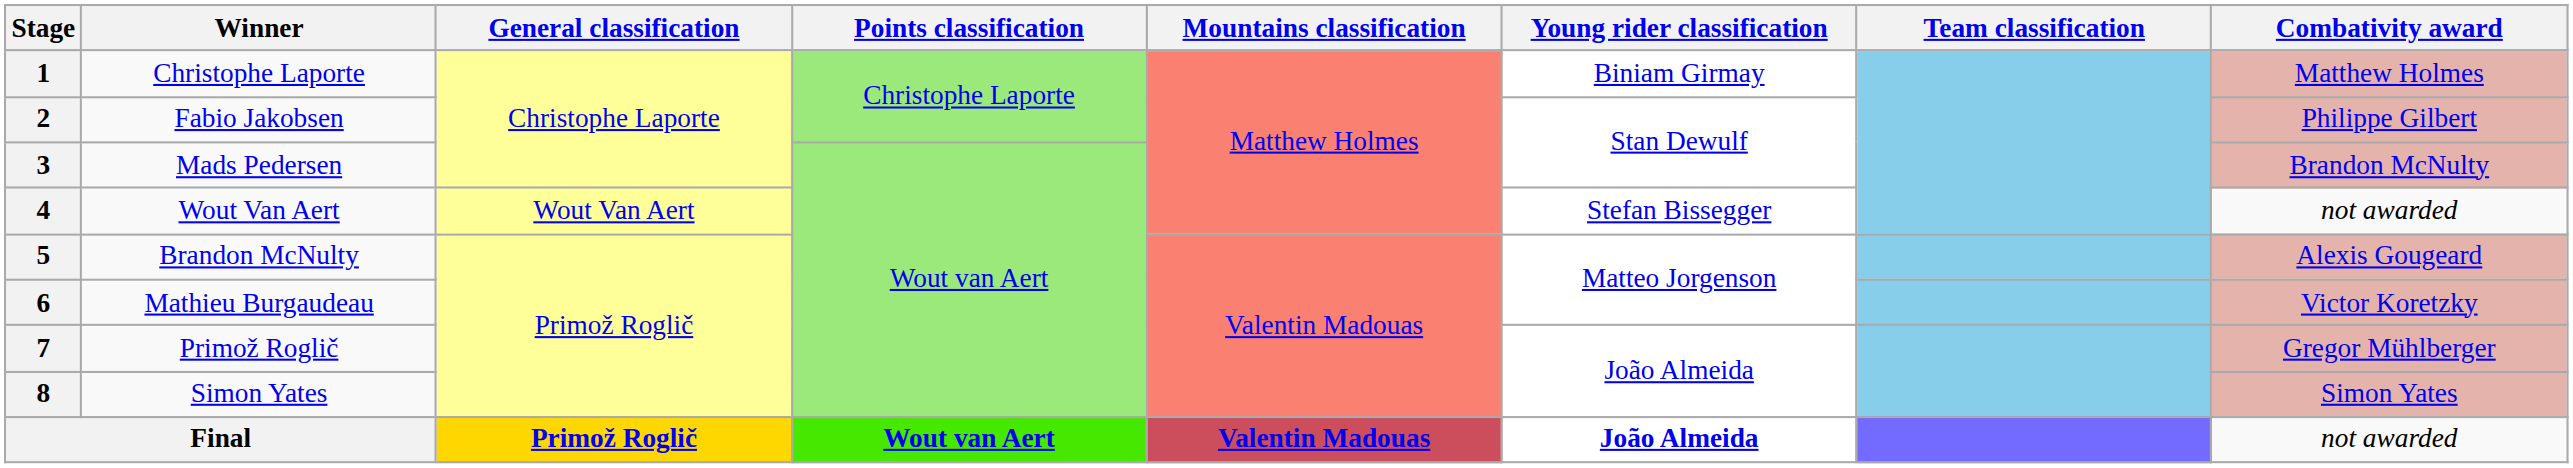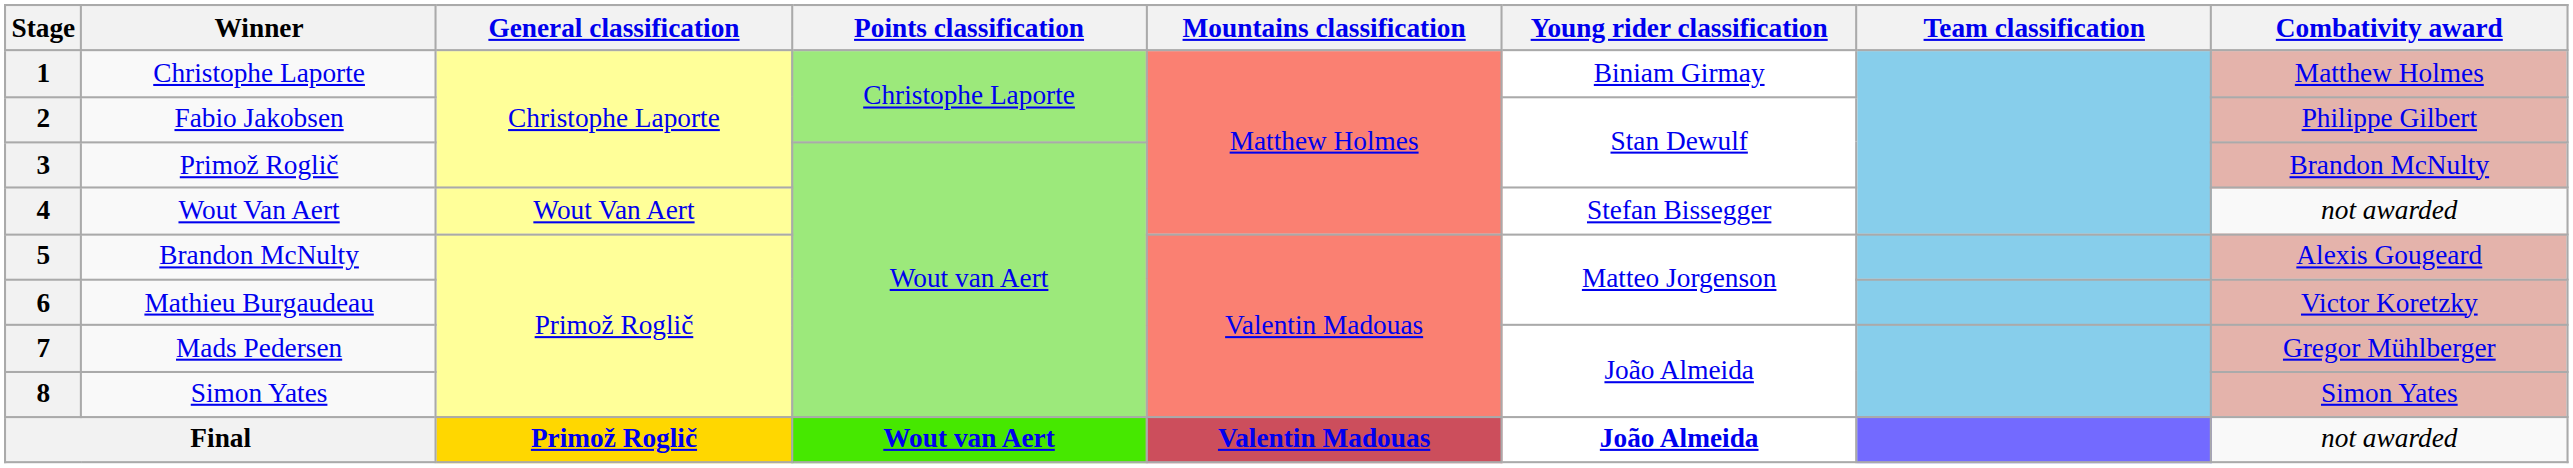(259, 164) Mads Pedersen -> (259, 164) Primož Roglič
(259, 347) Primož Roglič -> (259, 347) Mads Pedersen
